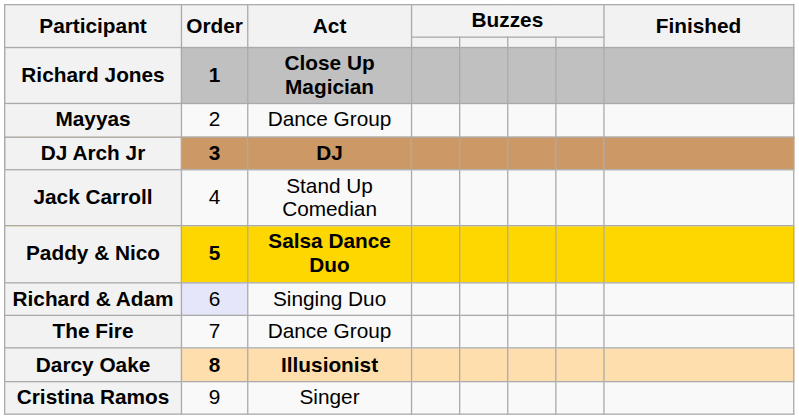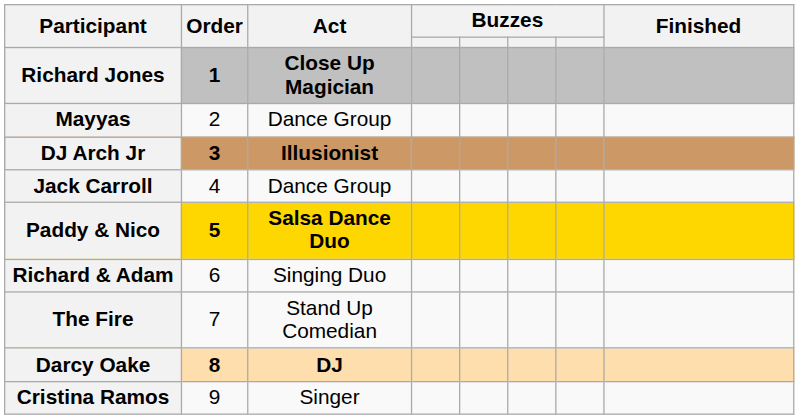(330, 152) DJ -> (330, 152) Illusionist
(330, 197) Stand Up Comedian -> (330, 185) Dance Group
(215, 298) lavender background -> (215, 275) no background
(330, 331) Dance Group -> (330, 319) Stand Up Comedian
(330, 364) Illusionist -> (330, 364) DJ
